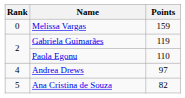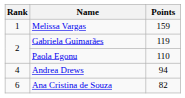(17, 26) 0 -> (17, 26) 1
(163, 70) 97 -> (163, 70) 94
(17, 85) 5 -> (17, 85) 6
